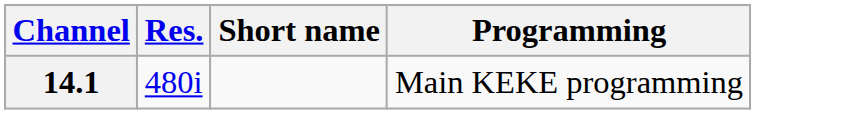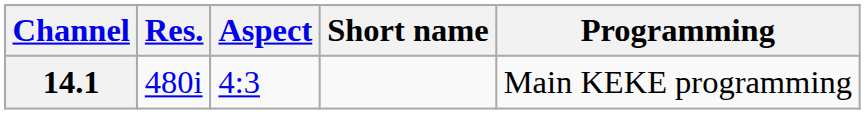+ column: (265, 30)
